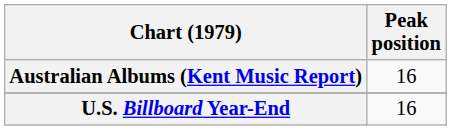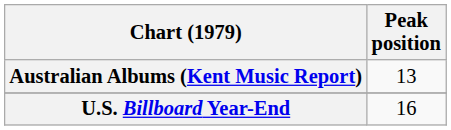(406, 76) 16 -> (406, 76) 13
